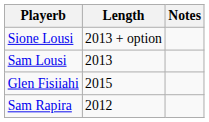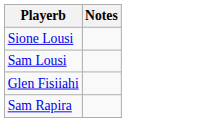- column: (124, 16)
